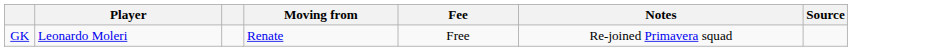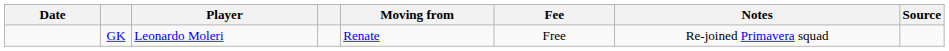+ column: (53, 14)
